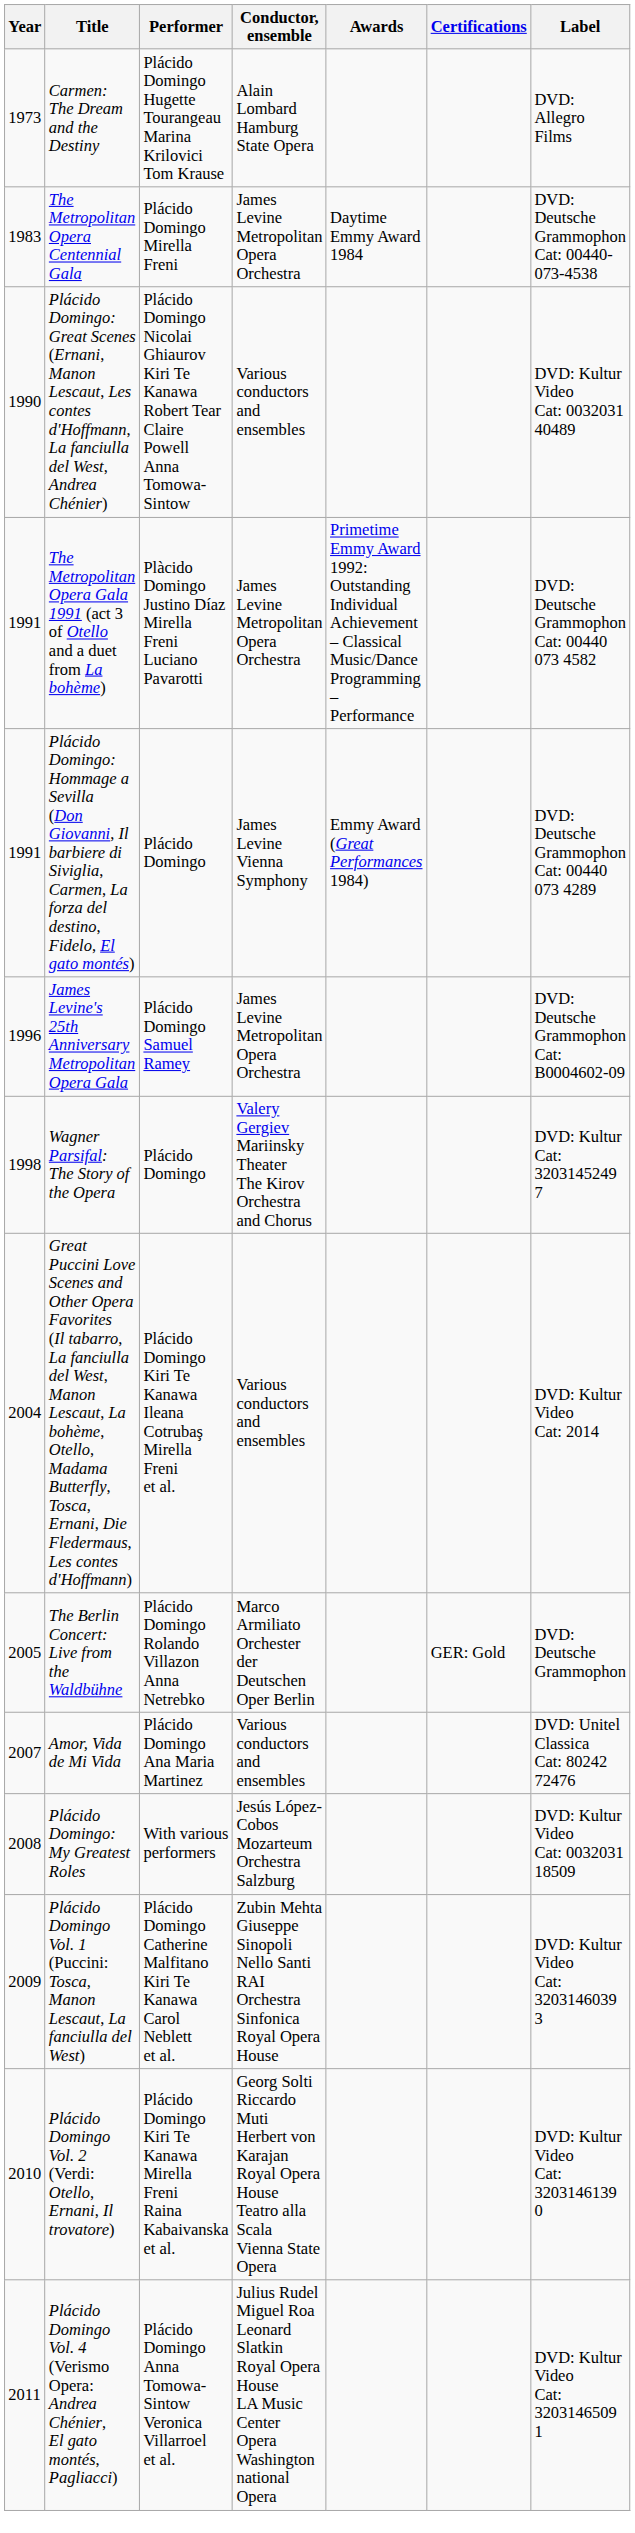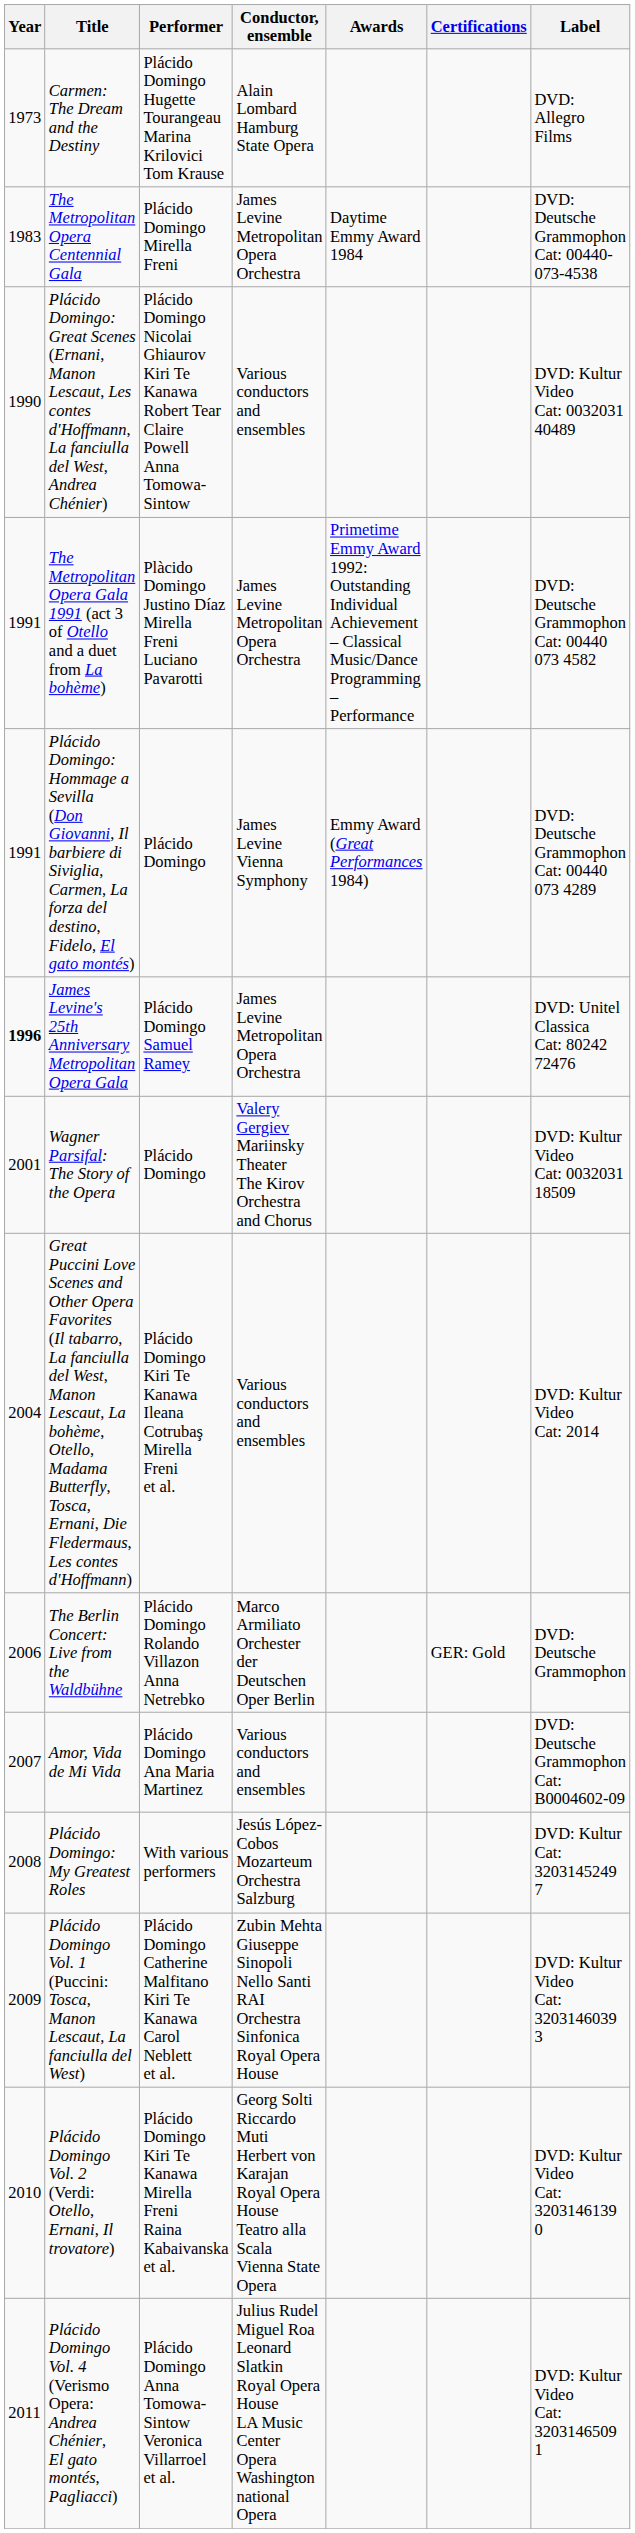(25, 1036) normal -> (25, 1036) bold
(580, 1036) DVD: Deutsche Grammophon Cat: B0004602-09 -> (577, 1036) DVD: Unitel Classica Cat: 80242 72476
(25, 1164) 1998 -> (25, 1164) 2001
(578, 1164) DVD: Kultur Cat: 3203145249 7 -> (579, 1164) DVD: Kultur Video Cat: 0032031 18509
(25, 1652) 2005 -> (25, 1652) 2006
(577, 1752) DVD: Unitel Classica Cat: 80242 72476 -> (580, 1762) DVD: Deutsche Grammophon Cat: B0004602-09
(579, 1843) DVD: Kultur Video Cat: 0032031 18509 -> (578, 1862) DVD: Kultur Cat: 3203145249 7
